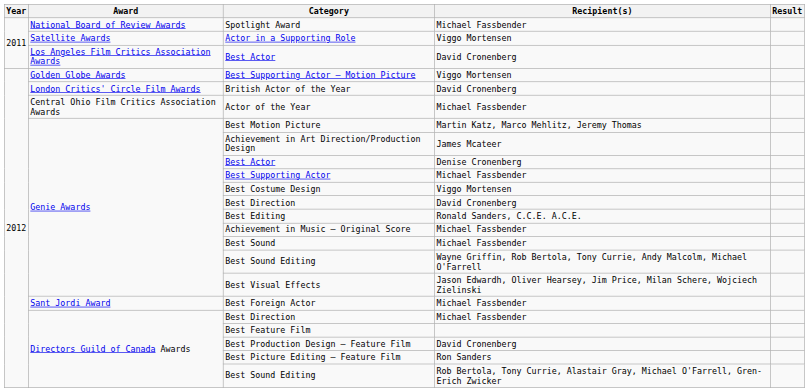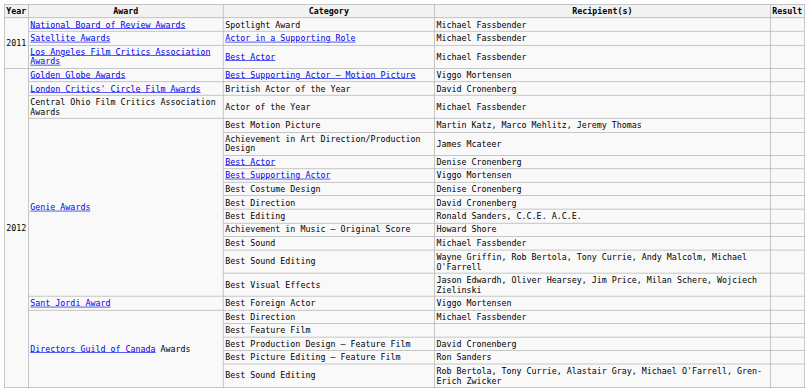(474, 38) Viggo Mortensen -> (482, 38) Michael Fassbender
(477, 57) David Cronenberg -> (482, 57) Michael Fassbender
(482, 176) Michael Fassbender -> (474, 176) Viggo Mortensen
(474, 189) Viggo Mortensen -> (479, 189) Denise Cronenberg
(482, 230) Michael Fassbender -> (466, 230) Howard Shore
(482, 303) Michael Fassbender -> (474, 303) Viggo Mortensen
